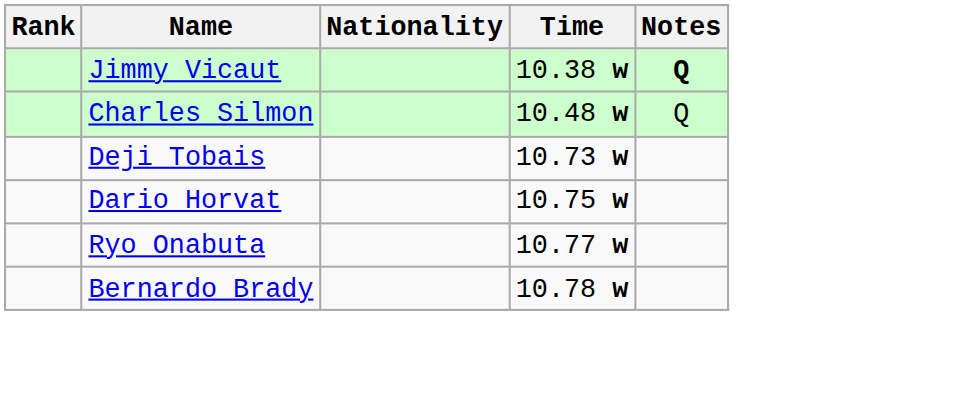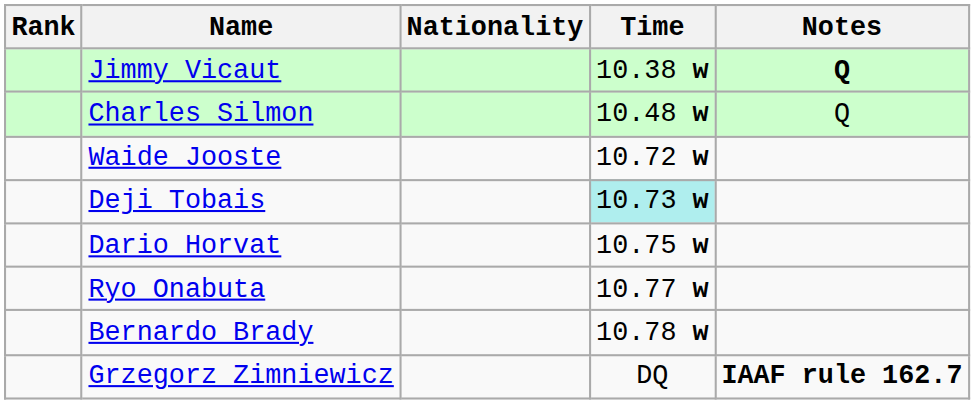+ row: (185, 158)
(572, 158) no background -> (652, 201) paleturquoise background
+ row: (241, 376)
